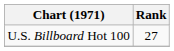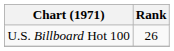(151, 35) 27 -> (151, 35) 26
